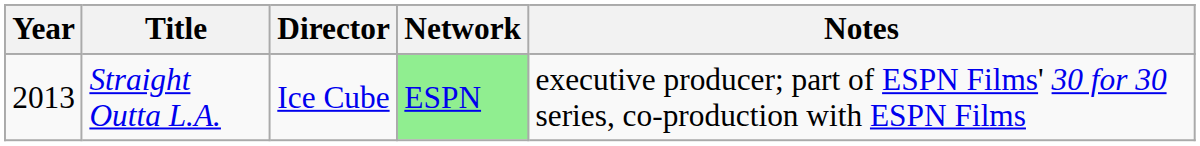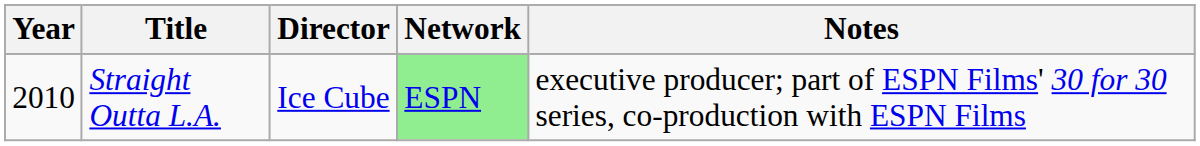(44, 96) 2013 -> (44, 96) 2010
